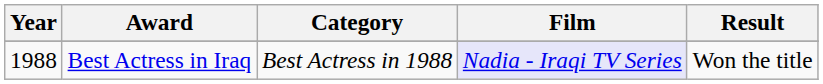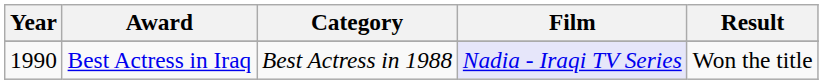(33, 60) 1988 -> (33, 60) 1990
